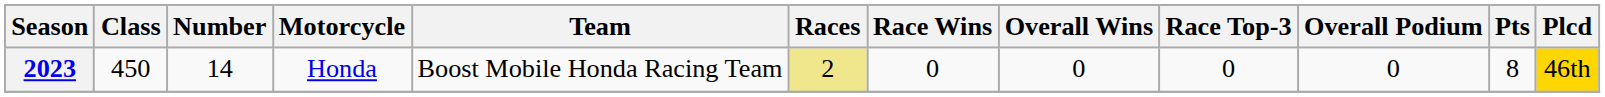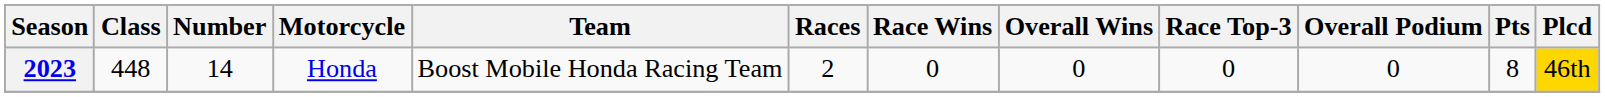(131, 69) 450 -> (131, 69) 448
(828, 69) khaki background -> (828, 69) no background
